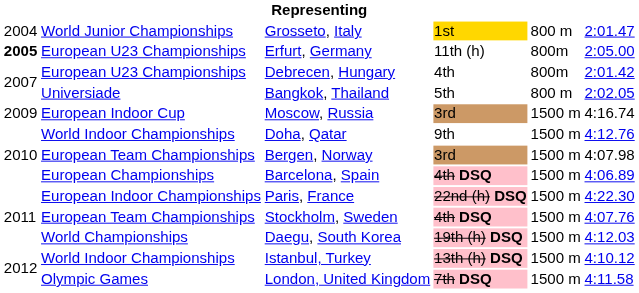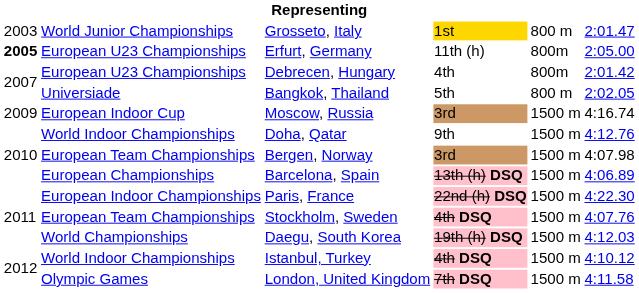(21, 30) 2004 -> (21, 30) 2003
(463, 175) 4th DSQ -> (478, 175) 13th (h) DSQ
(478, 258) 13th (h) DSQ -> (463, 258) 4th DSQ
